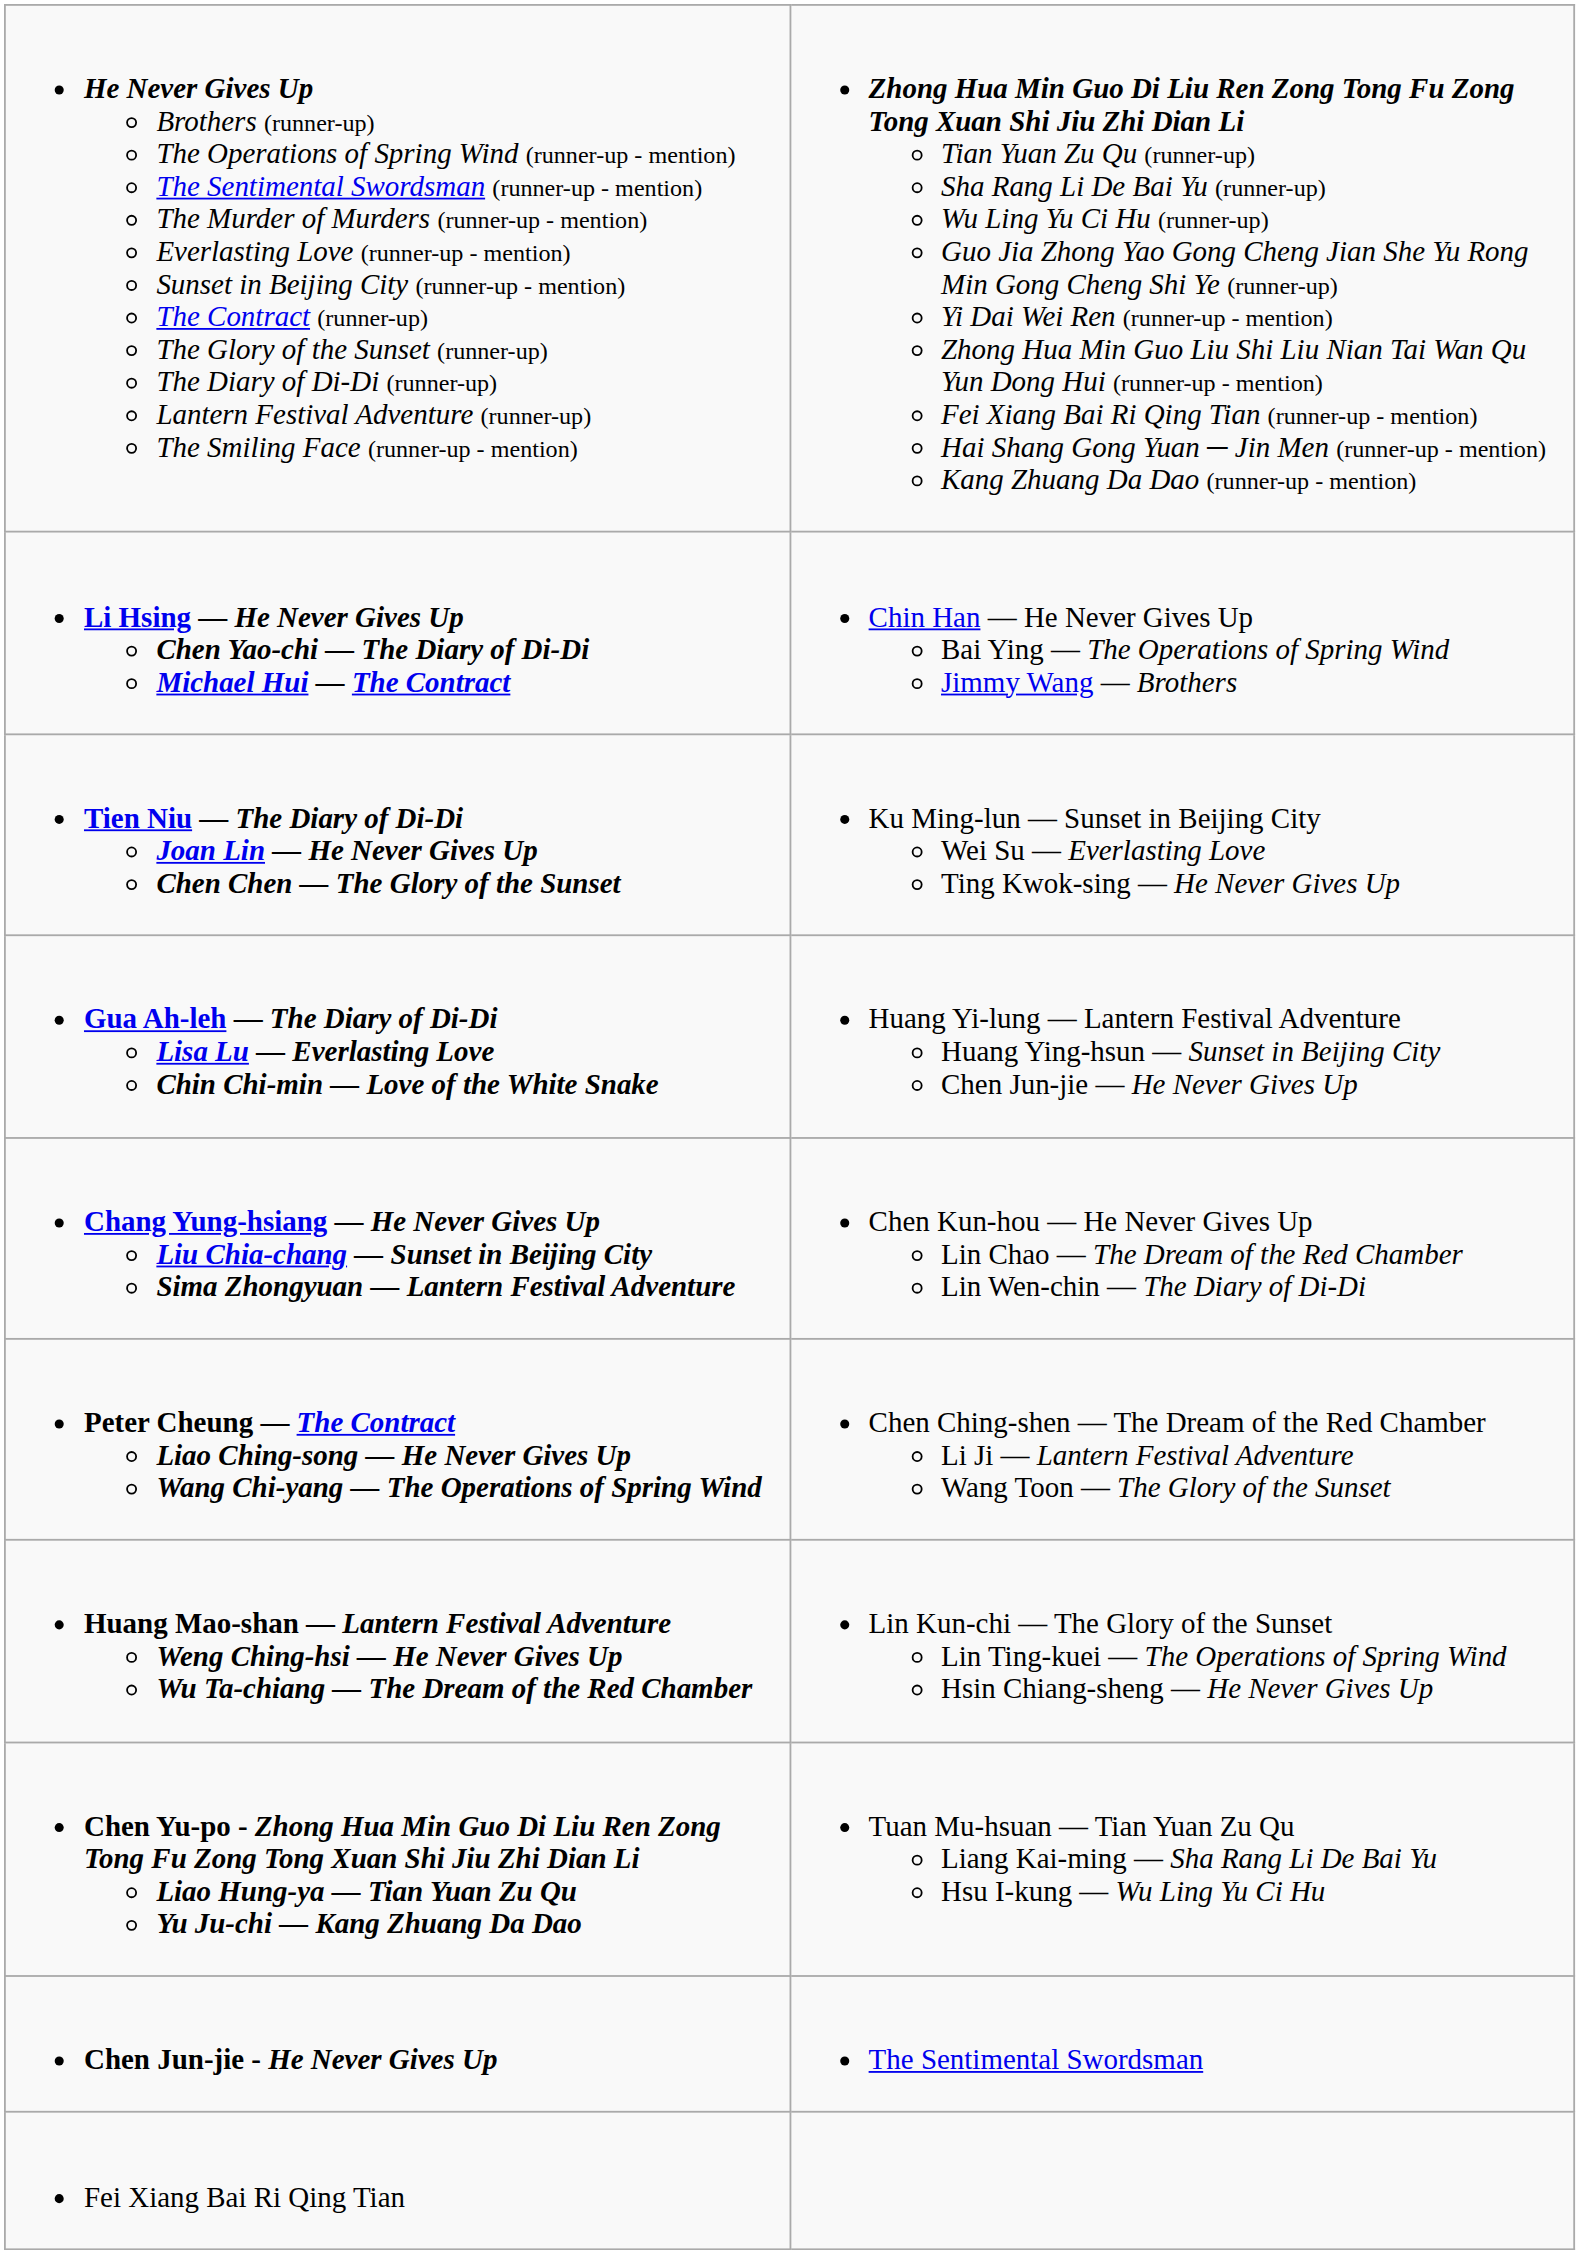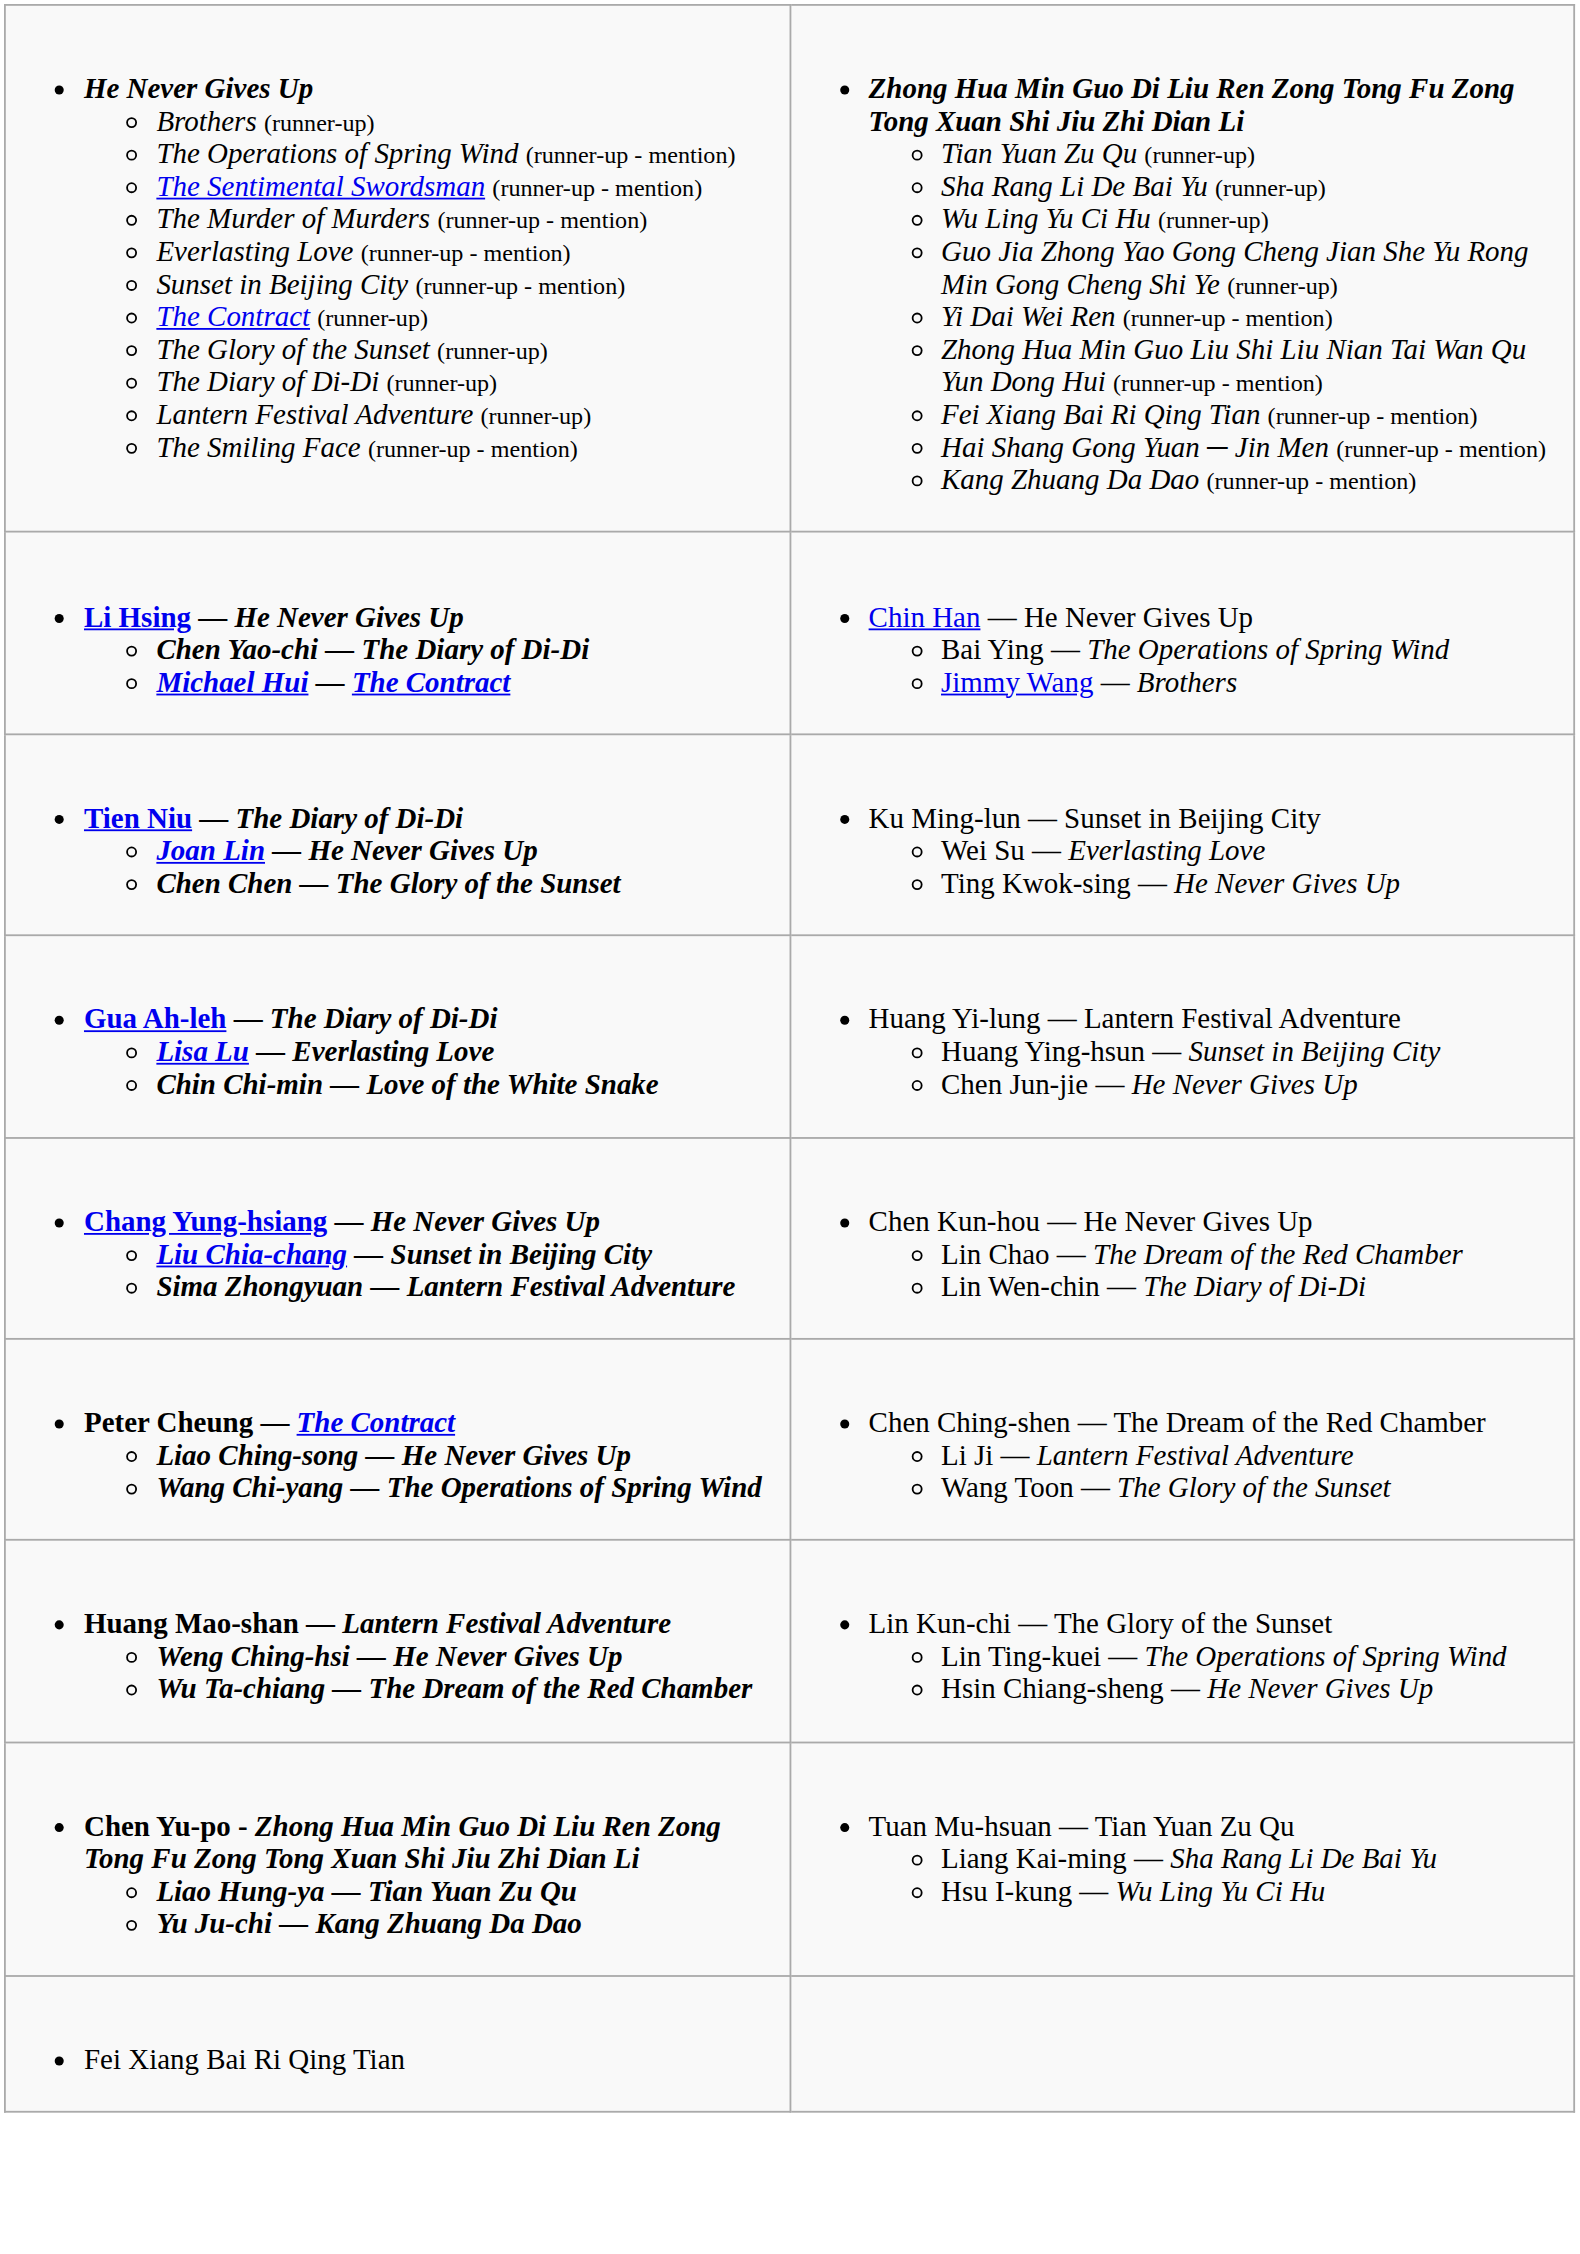- row: (397, 2060)
